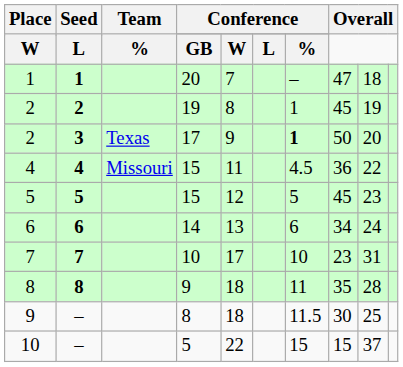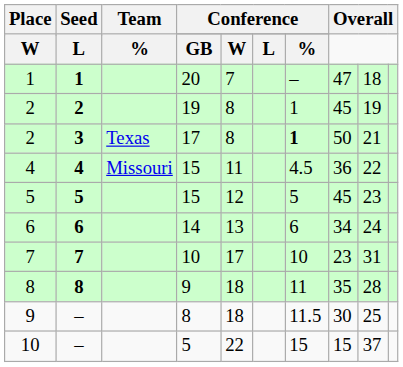(230, 138) 9 -> (230, 138) 8
(372, 138) 20 -> (372, 138) 21
